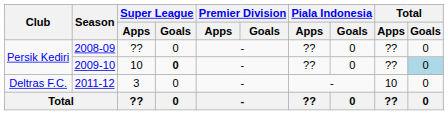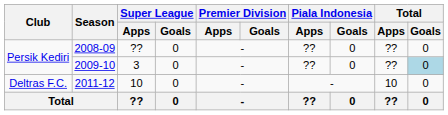(136, 66) 10 -> (136, 66) 3
(176, 66) bold -> (176, 66) normal
(136, 84) 3 -> (136, 84) 10
